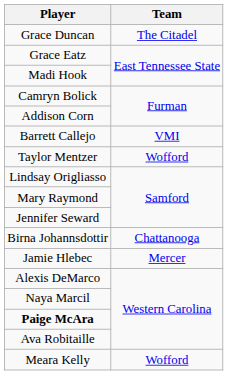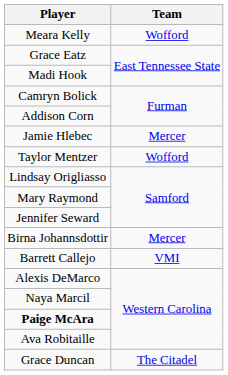rows swapped: (58, 34) <-> (58, 359)
rows swapped: (58, 258) <-> (58, 136)
(167, 237) Chattanooga -> (167, 237) Mercer
